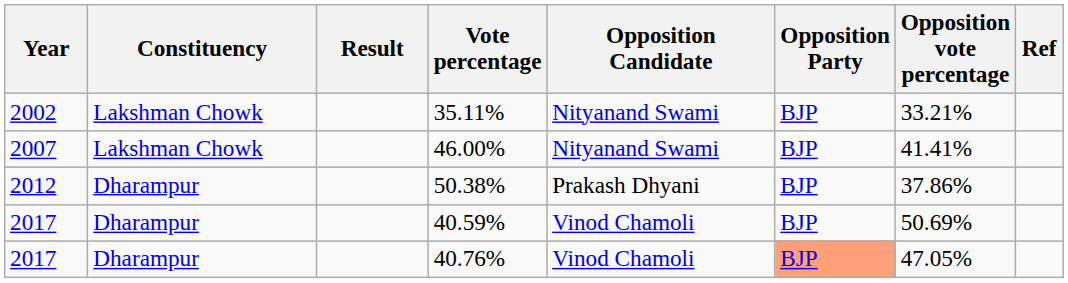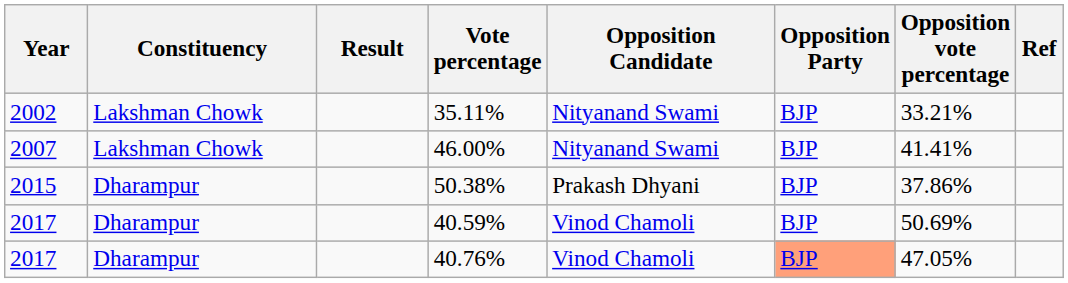(33, 185) 2012 -> (33, 185) 2015
